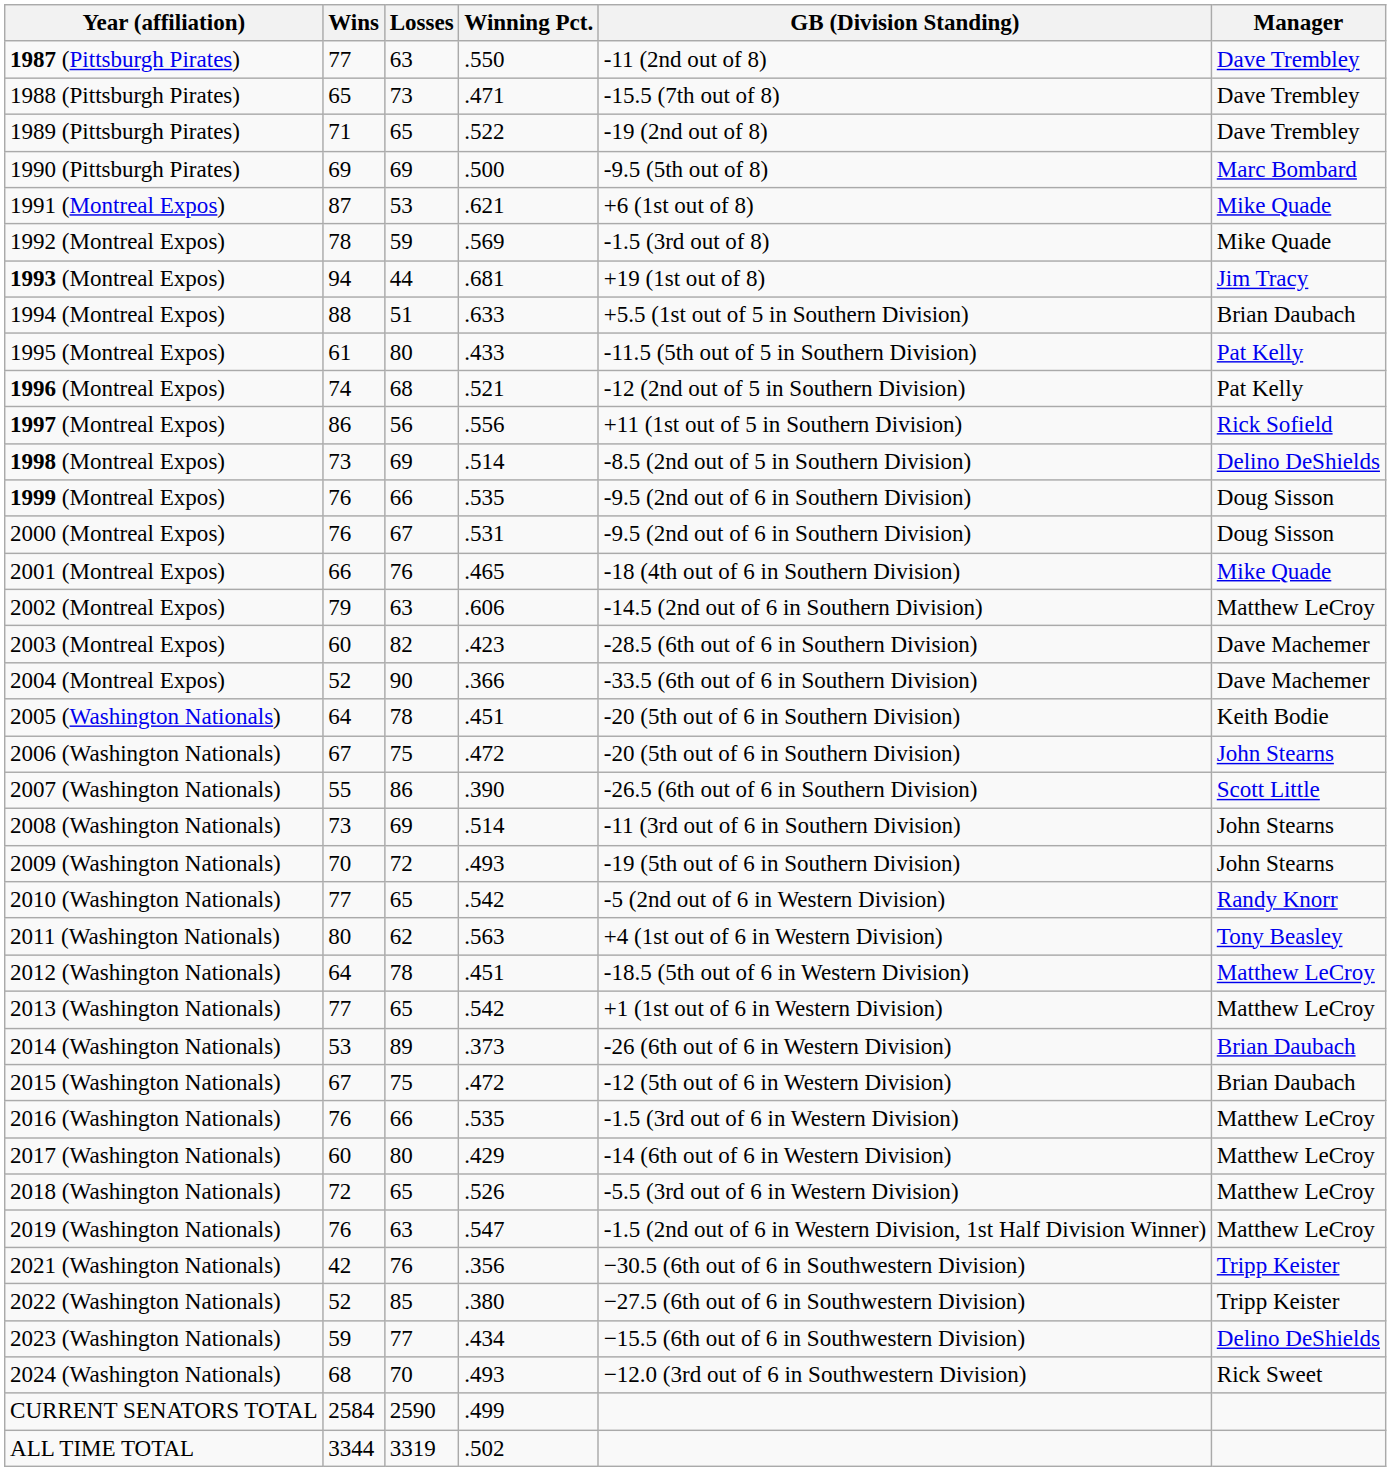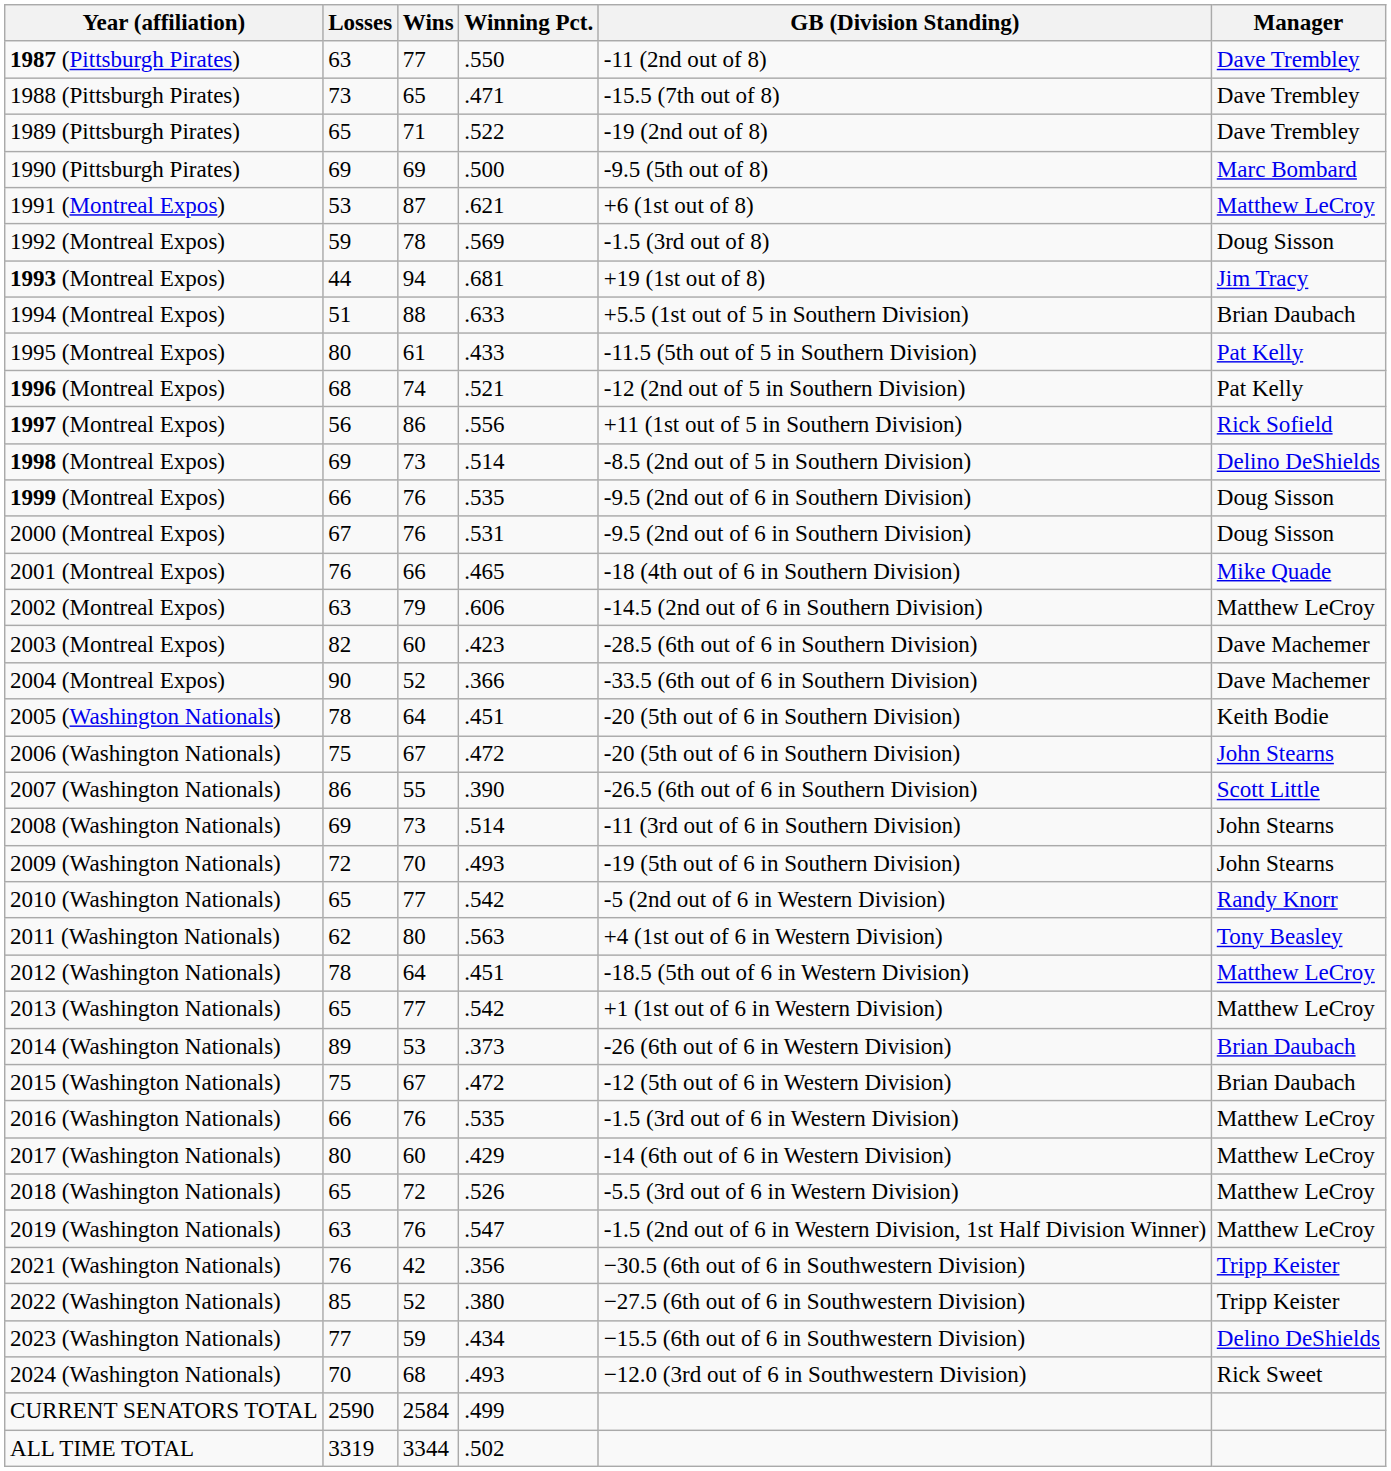columns swapped: (354, 22) <-> (422, 22)
(1274, 205) Mike Quade -> (1296, 205) Matthew LeCroy
(1274, 242) Mike Quade -> (1275, 242) Doug Sisson
